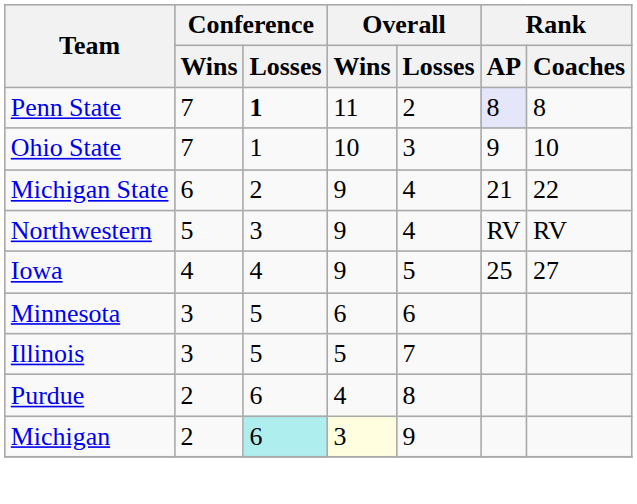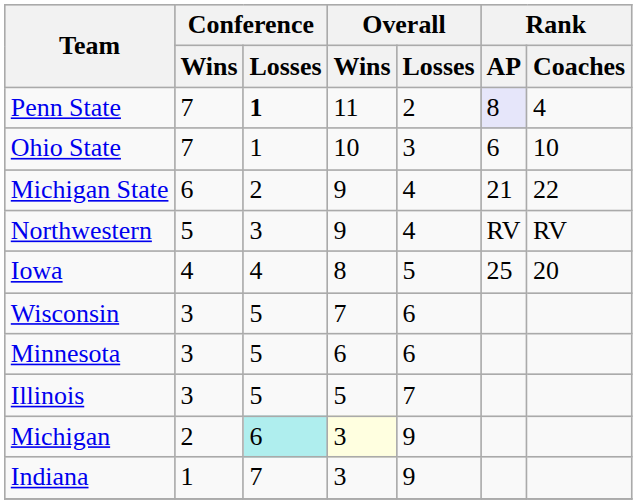(539, 107) 8 -> (539, 107) 4
(493, 148) 9 -> (493, 148) 6
(340, 271) 9 -> (340, 271) 8
(546, 271) 27 -> (546, 271) 20
+ row: (65, 312)
- row: (47, 395)
+ row: (50, 477)
